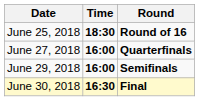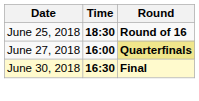(156, 50) no background -> (156, 50) khaki background
- row: (44, 68)
